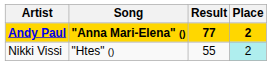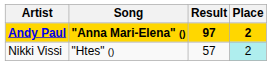(209, 32) 77 -> (209, 32) 97
(209, 51) 55 -> (209, 51) 57
